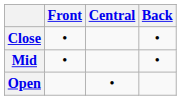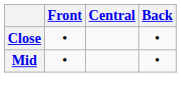- row: (24, 83)
